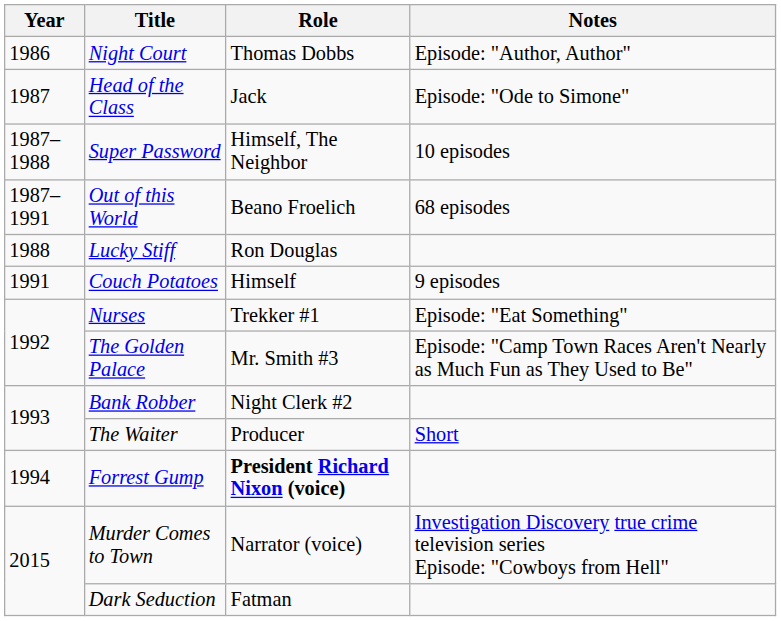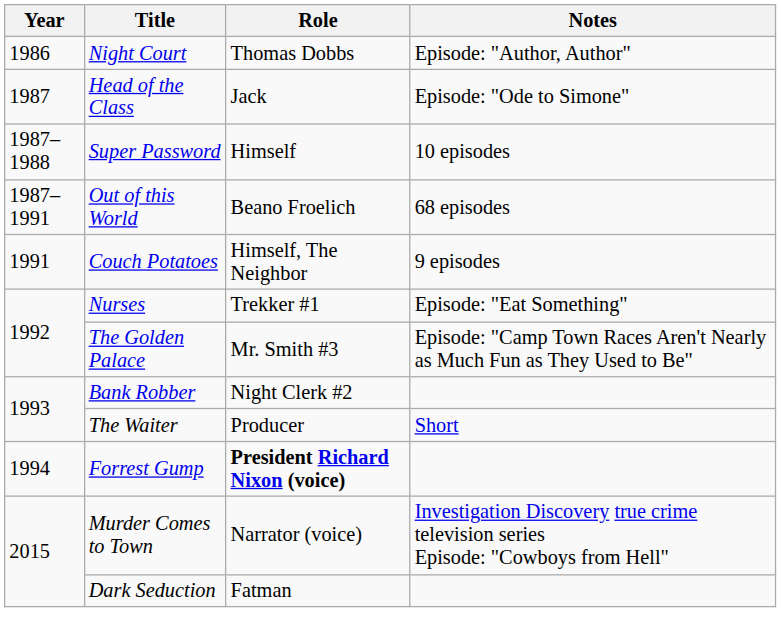(284, 151) Himself, The Neighbor -> (263, 151) Himself
- row: (132, 250)
(263, 282) Himself -> (284, 261) Himself, The Neighbor
